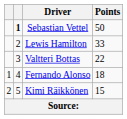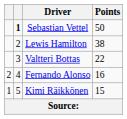(100, 43) 33 -> (100, 43) 38
(9, 74) 1 -> (9, 74) 2
(100, 74) 18 -> (100, 74) 16
(9, 90) 2 -> (9, 90) 1
